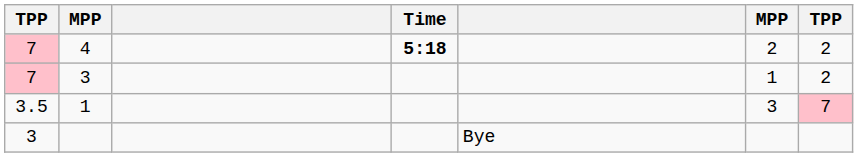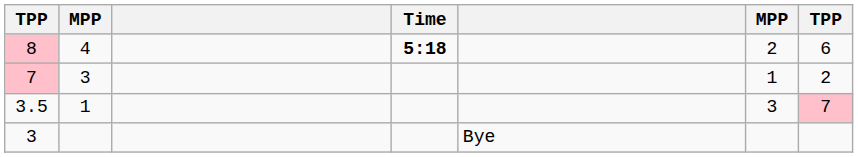(32, 49) 7 -> (32, 49) 8
(826, 49) 2 -> (826, 49) 6
